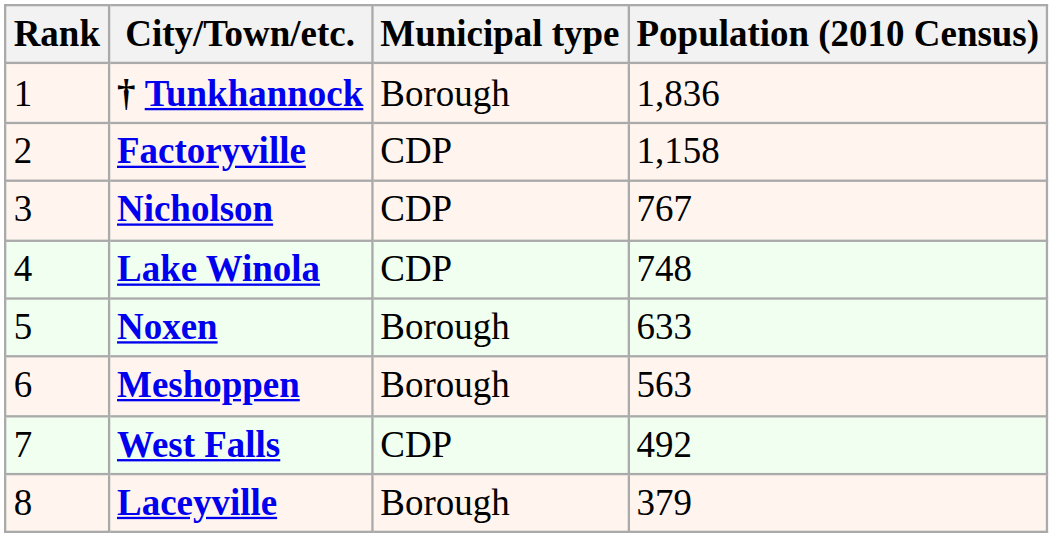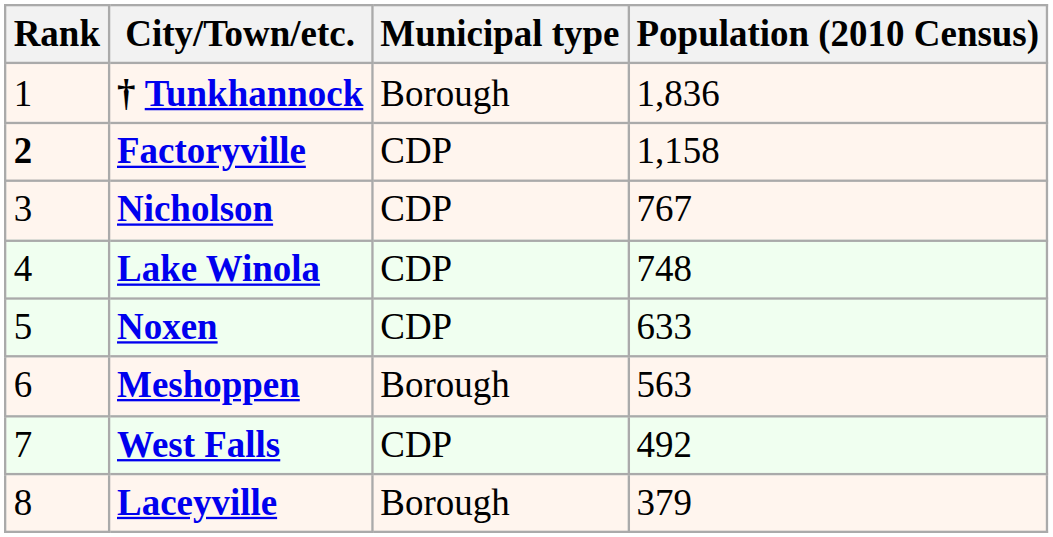(23, 151) normal -> (23, 151) bold
(445, 326) Borough -> (416, 326) CDP
